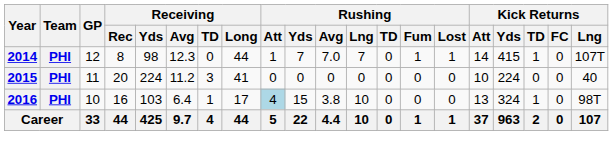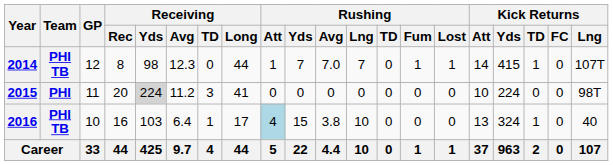(60, 57) PHI -> (60, 64) PHI TB
(151, 78) no background -> (151, 93) lightgrey background
(590, 78) 40 -> (590, 93) 98T
(60, 99) PHI -> (60, 121) PHI TB
(590, 99) 98T -> (590, 121) 40
